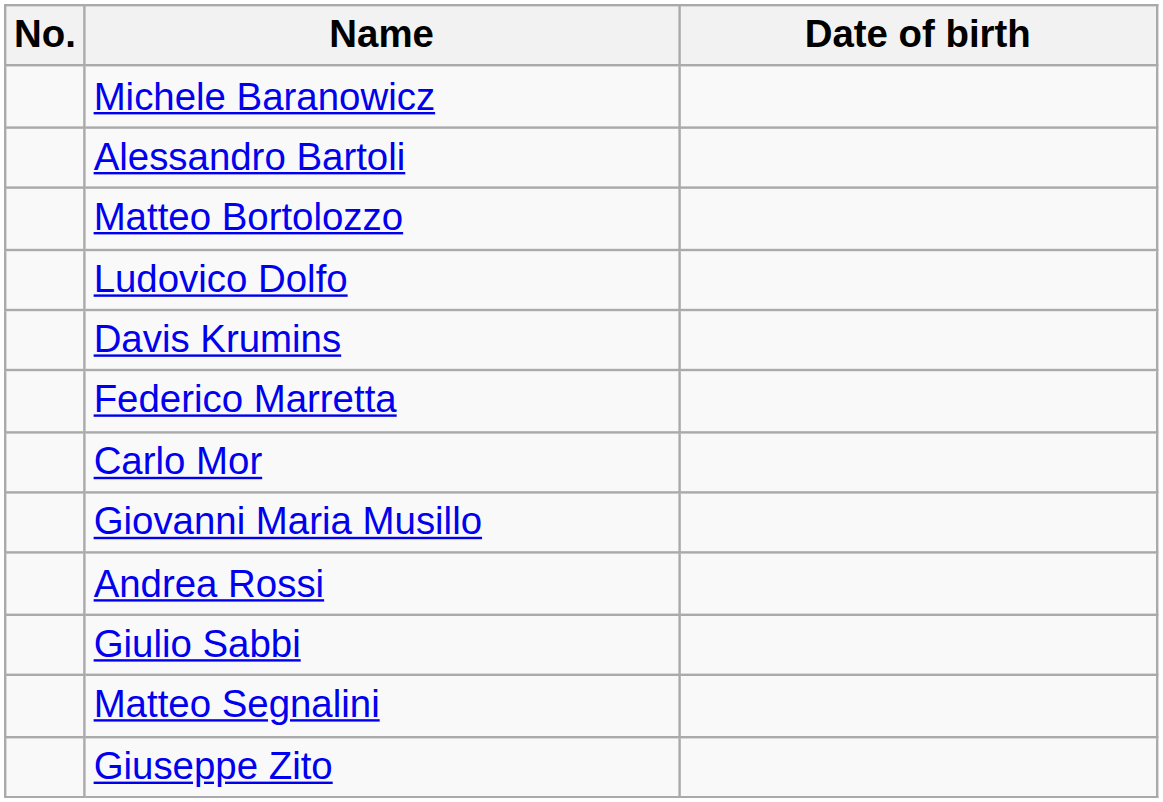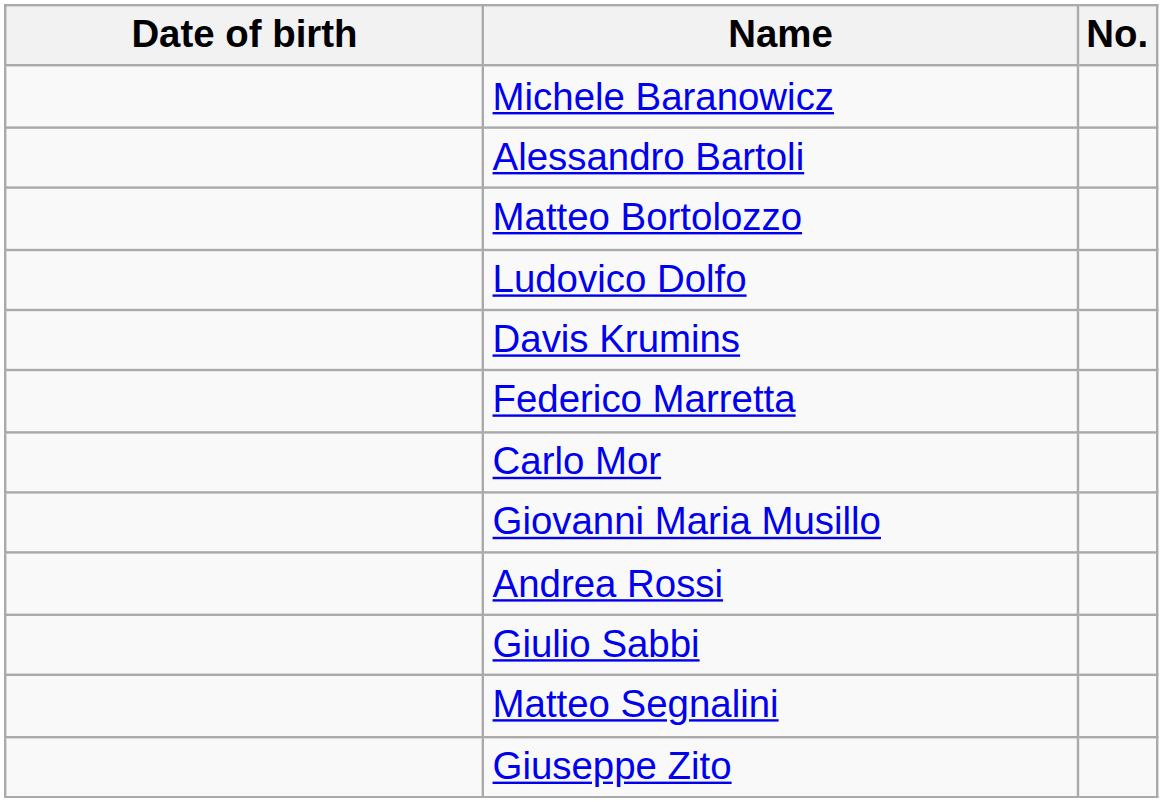columns swapped: (45, 34) <-> (918, 34)
